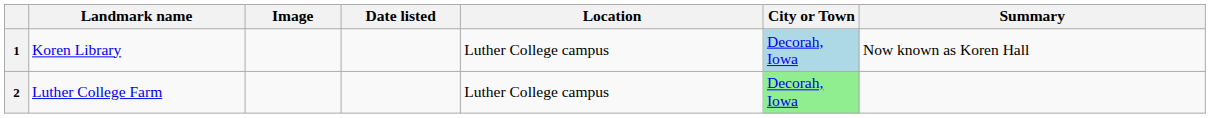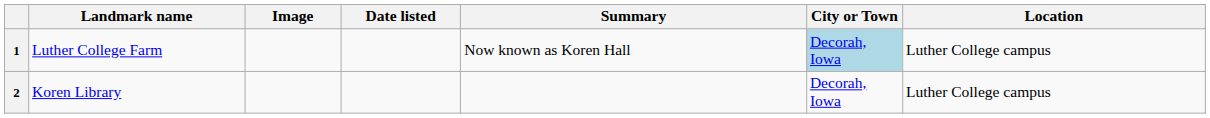columns swapped: (612, 16) <-> (1032, 16)
(77, 50) Koren Library -> (97, 50) Luther College Farm
(97, 92) Luther College Farm -> (77, 92) Koren Library
(795, 92) lightgreen background -> (838, 92) no background
